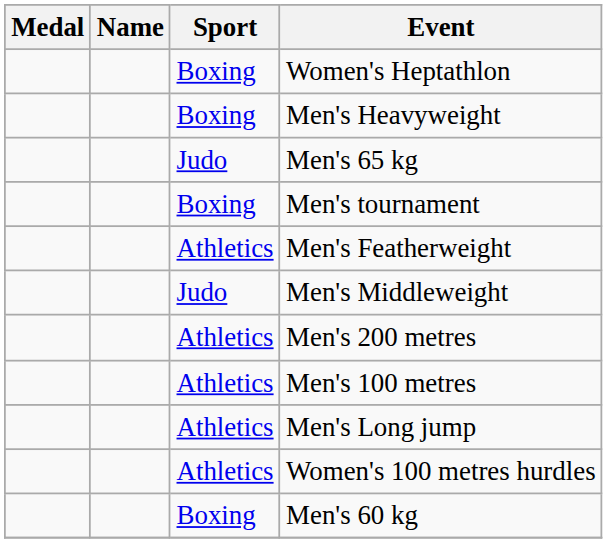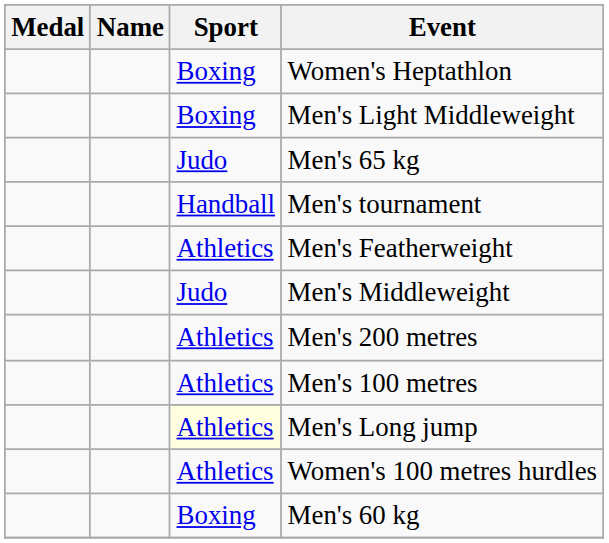+ row: (431, 115)
- row: (393, 115)
(216, 204) Boxing -> (226, 204) Handball
(225, 426) no background -> (225, 426) lightyellow background
